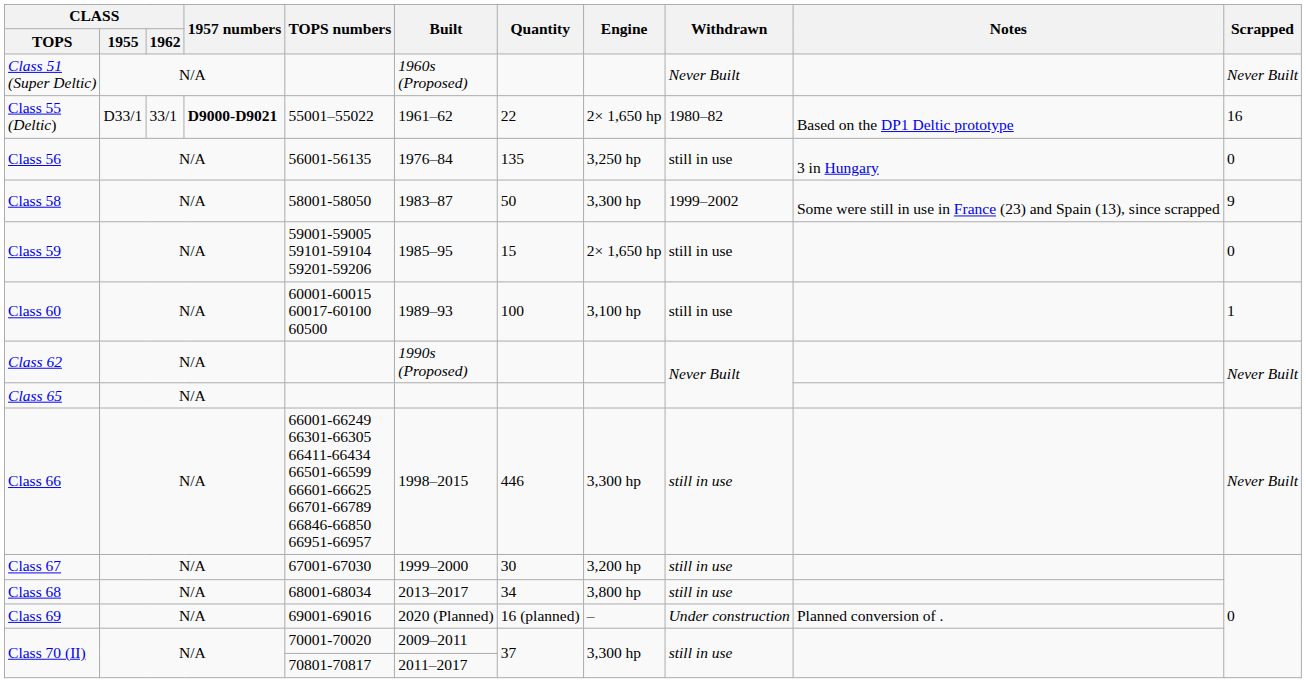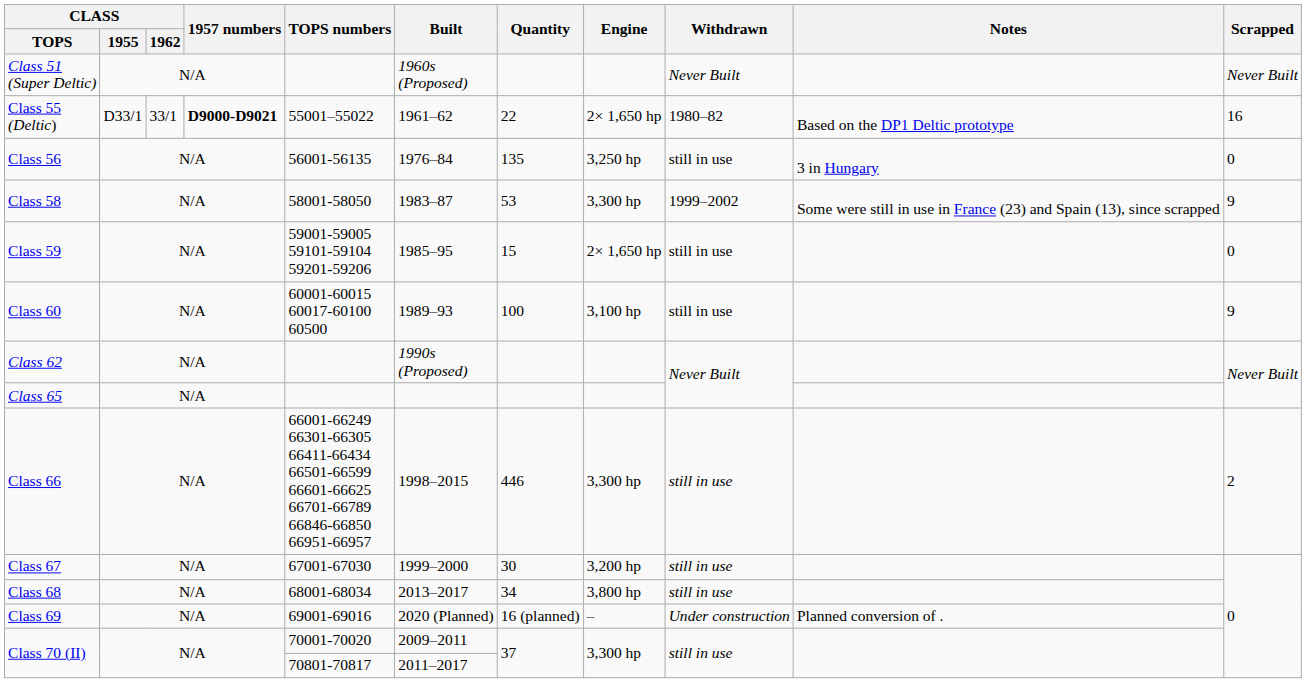(509, 200) 50 -> (509, 200) 53
(1231, 311) 1 -> (1231, 311) 9
(1262, 481) Never Built -> (1231, 481) 2
